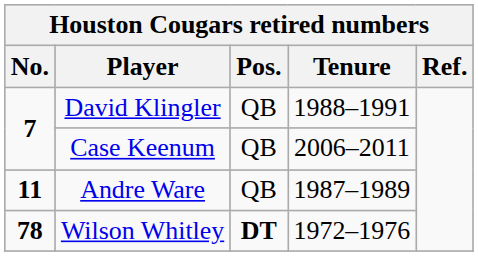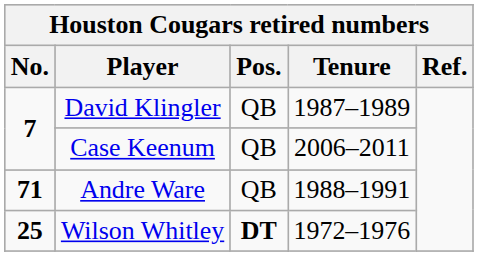(352, 107) 1988–1991 -> (352, 107) 1987–1989
(30, 189) 11 -> (30, 189) 71
(352, 189) 1987–1989 -> (352, 189) 1988–1991
(30, 230) 78 -> (30, 230) 25
